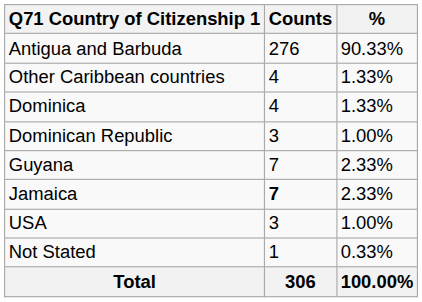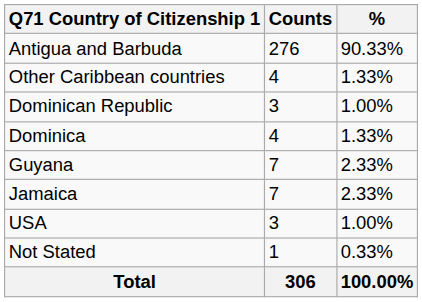rows swapped: (47, 106) <-> (91, 135)
(274, 194) bold -> (274, 194) normal
